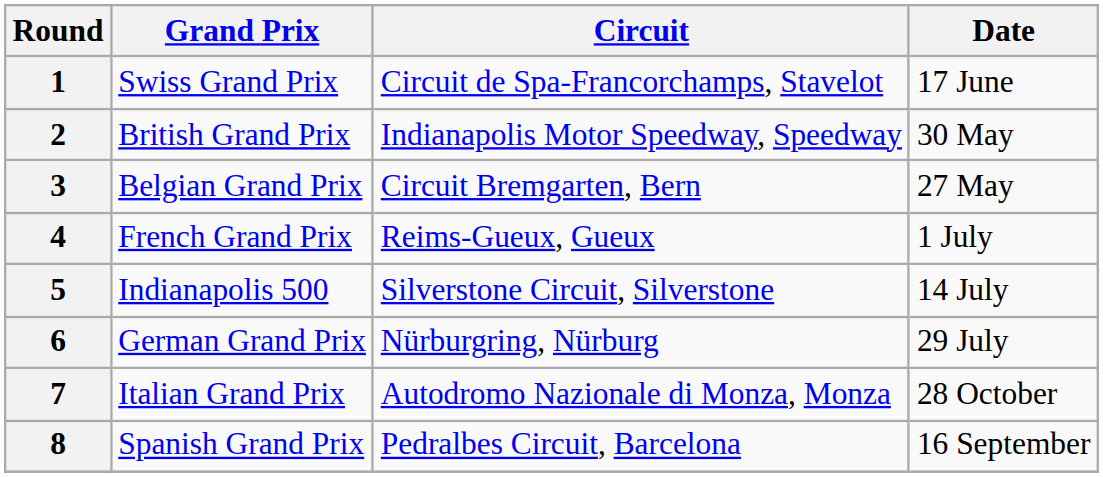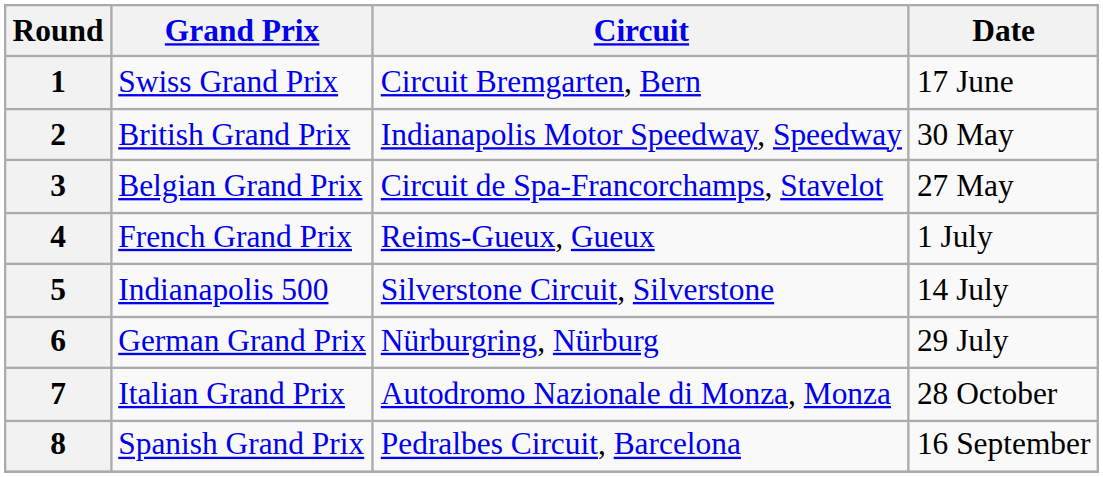(632, 81) Circuit de Spa-Francorchamps, Stavelot -> (541, 81) Circuit Bremgarten, Bern
(541, 185) Circuit Bremgarten, Bern -> (632, 185) Circuit de Spa-Francorchamps, Stavelot
